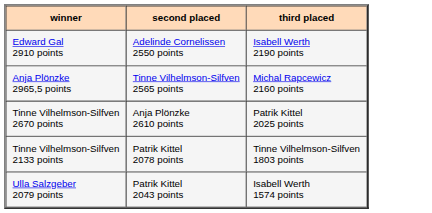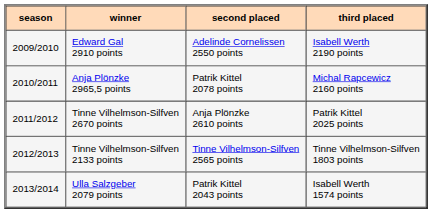+ column: (36, 18)
(186, 83) Tinne Vilhelmson-Silfven 2565 points -> (218, 83) Patrik Kittel 2078 points
(158, 154) Patrik Kittel 2078 points -> (246, 154) Tinne Vilhelmson-Silfven 2565 points
